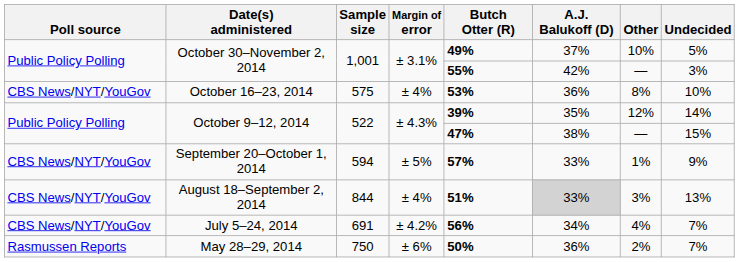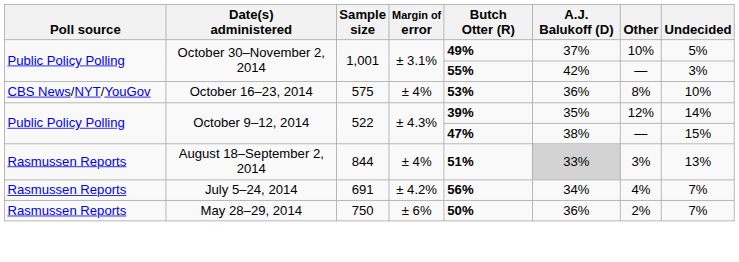- row: (251, 161)
(79, 197) CBS News/NYT/YouGov -> (67, 161) Rasmussen Reports
(79, 225) CBS News/NYT/YouGov -> (67, 190) Rasmussen Reports
